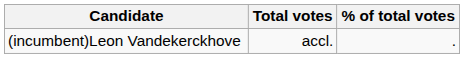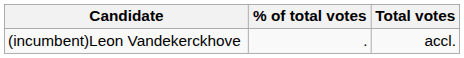columns swapped: (293, 16) <-> (398, 16)
